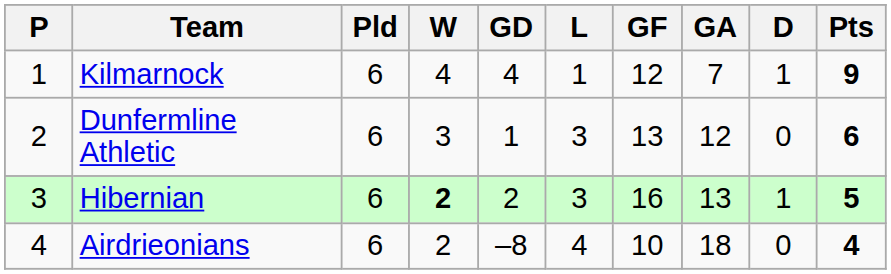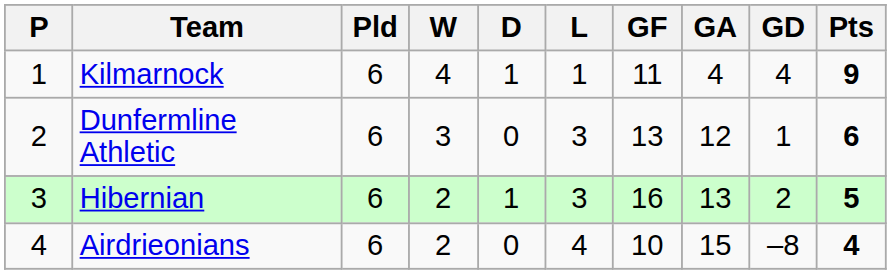columns swapped: (783, 27) <-> (511, 27)
(647, 73) 12 -> (647, 73) 11
(715, 73) 7 -> (715, 73) 4
(443, 198) bold -> (443, 198) normal
(715, 245) 18 -> (715, 245) 15
